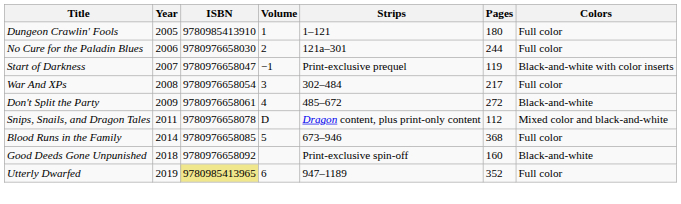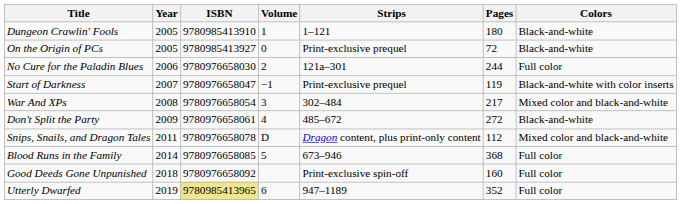(540, 31) Full color -> (556, 31) Black-and-white
+ row: (55, 48)
(540, 84) Full color -> (593, 102) Mixed color and black-and-white
(556, 155) Black-and-white -> (540, 173) Full color
